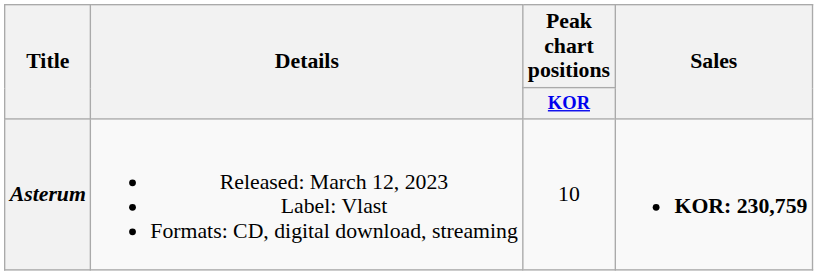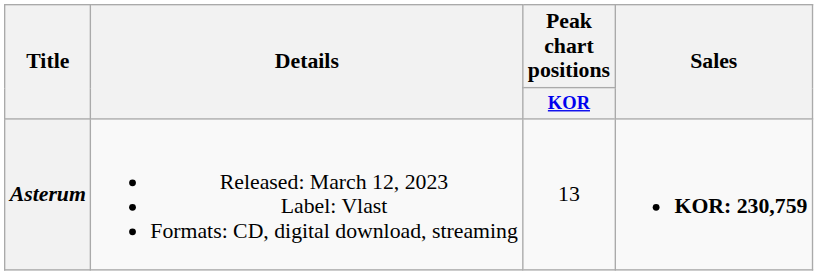(569, 194) 10 -> (569, 194) 13
